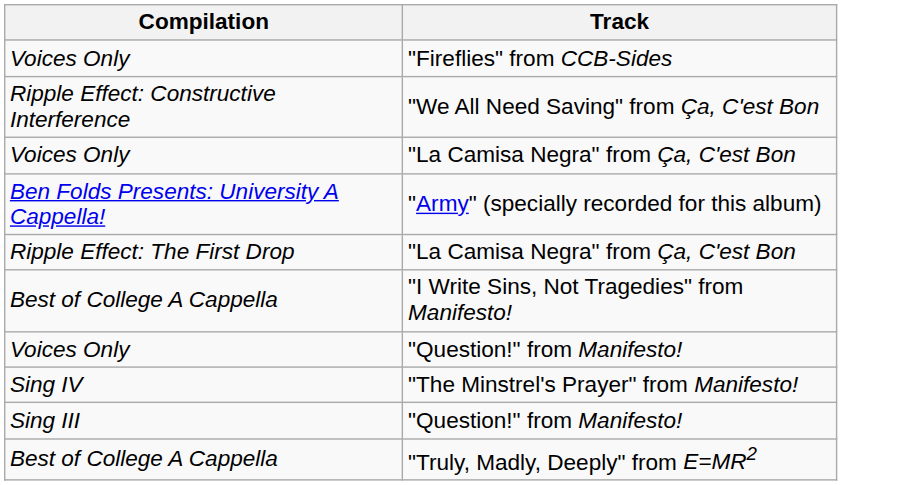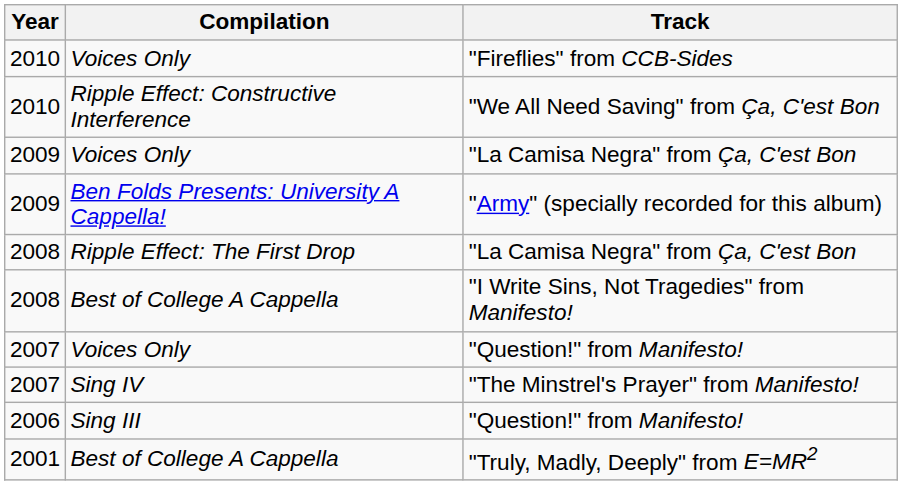+ column: (35, 22)
